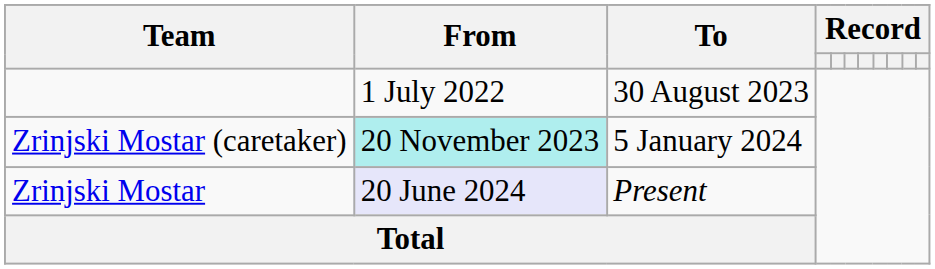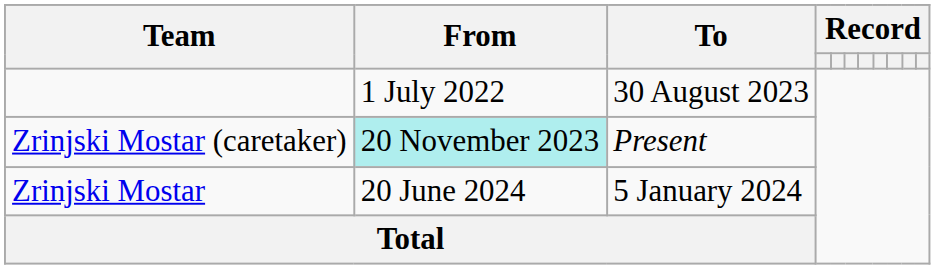(708, 141) 5 January 2024 -> (660, 141) Present
(443, 190) lavender background -> (443, 190) no background
(660, 190) Present -> (708, 190) 5 January 2024
